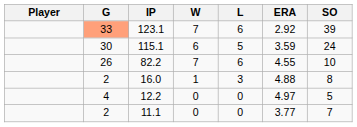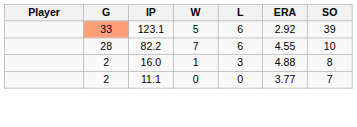(196, 29) 7 -> (196, 29) 5
- row: (151, 46)
(106, 63) 26 -> (106, 46) 28
- row: (151, 96)
